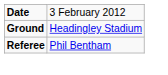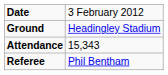+ row: (35, 45)
